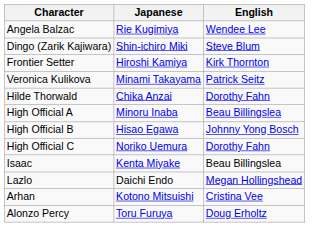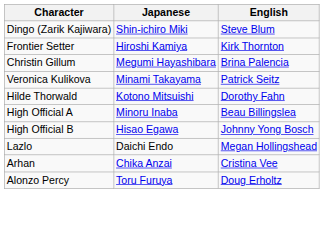- row: (41, 29)
+ row: (41, 63)
(144, 96) Chika Anzai -> (155, 96) Kotono Mitsuishi
- row: (40, 146)
- row: (19, 163)
(155, 197) Kotono Mitsuishi -> (144, 163) Chika Anzai
